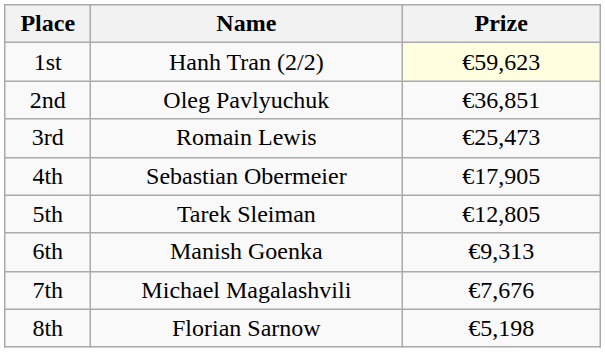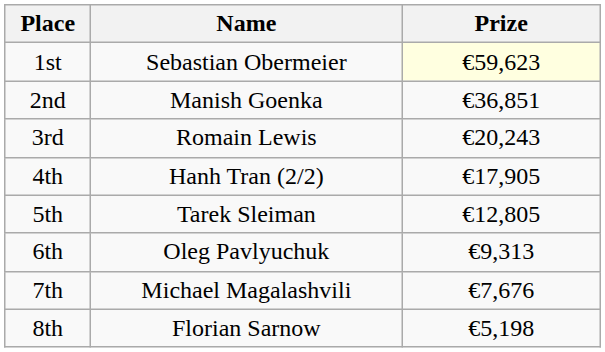(246, 61) Hanh Tran (2/2) -> (246, 61) Sebastian Obermeier
(246, 99) Oleg Pavlyuchuk -> (246, 99) Manish Goenka
(501, 137) €25,473 -> (501, 137) €20,243
(246, 175) Sebastian Obermeier -> (246, 175) Hanh Tran (2/2)
(246, 251) Manish Goenka -> (246, 251) Oleg Pavlyuchuk
